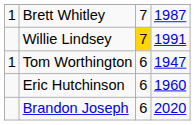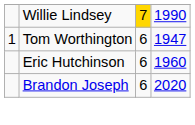- row: (64, 16)
(170, 39) 1991 -> (170, 16) 1990
